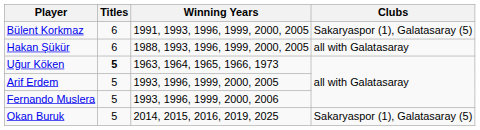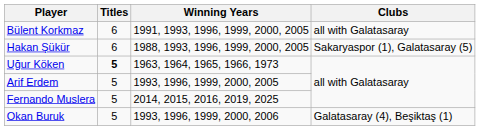(393, 30) Sakaryaspor (1), Galatasaray (5) -> (361, 30) all with Galatasaray
(361, 47) all with Galatasaray -> (393, 47) Sakaryaspor (1), Galatasaray (5)
(206, 99) 1993, 1996, 1999, 2000, 2006 -> (206, 99) 2014, 2015, 2016, 2019, 2025
(206, 116) 2014, 2015, 2016, 2019, 2025 -> (206, 116) 1993, 1996, 1999, 2000, 2006
(393, 116) Sakaryaspor (1), Galatasaray (5) -> (383, 116) Galatasaray (4), Beşiktaş (1)
